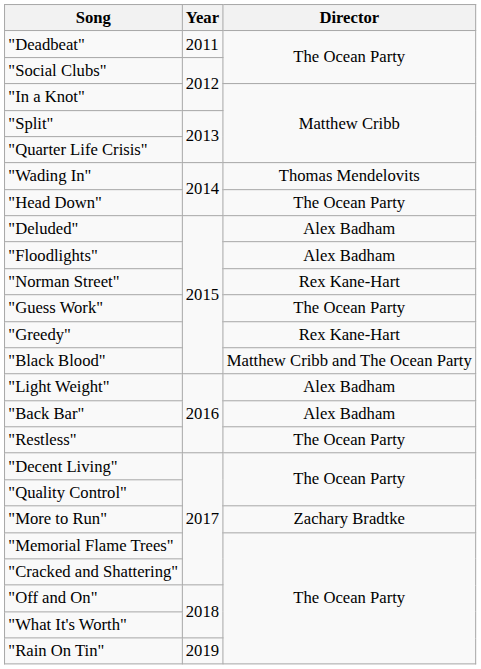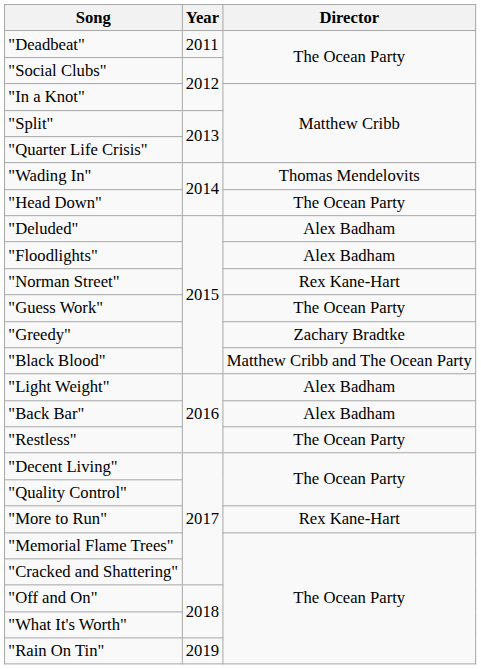(349, 334) Rex Kane-Hart -> (349, 334) Zachary Bradtke
(349, 519) Zachary Bradtke -> (349, 519) Rex Kane-Hart
